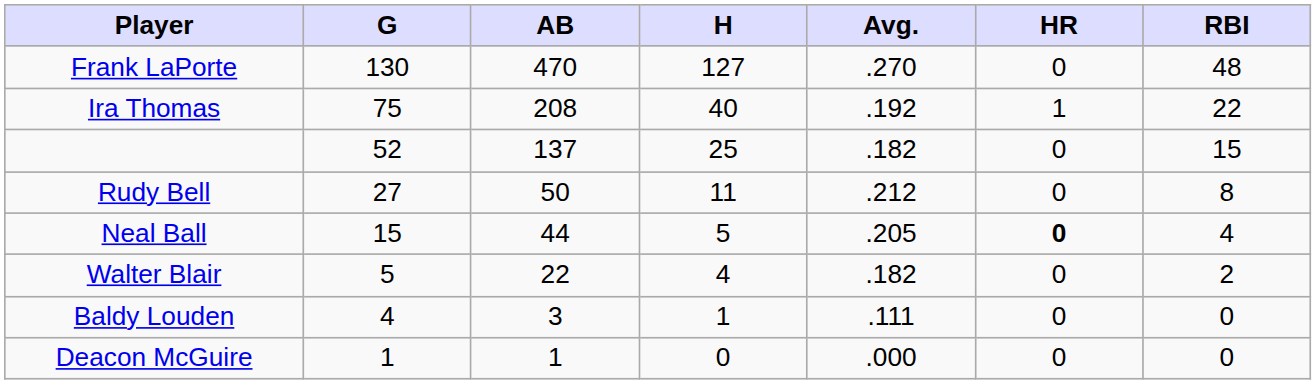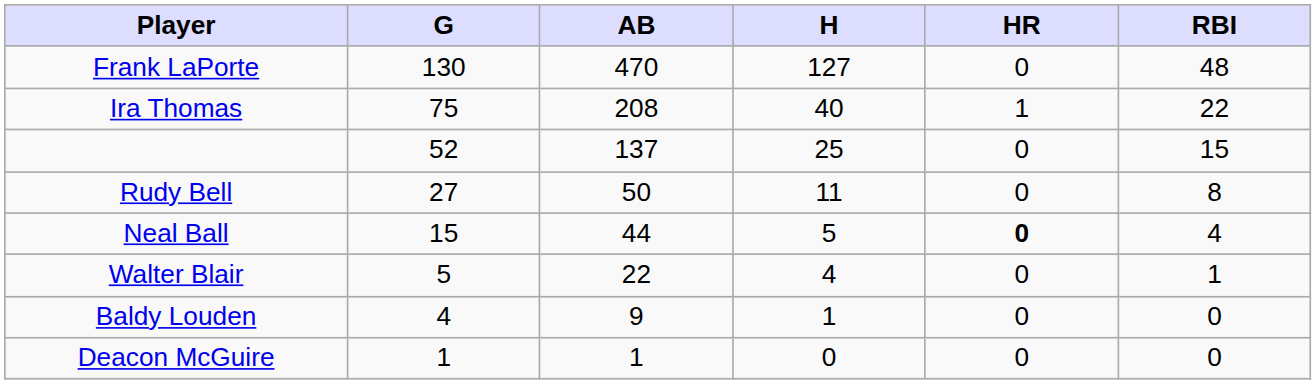- column: (891, 25)
(1227, 274) 2 -> (1214, 274) 1
(555, 316) 3 -> (636, 316) 9
